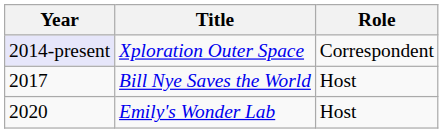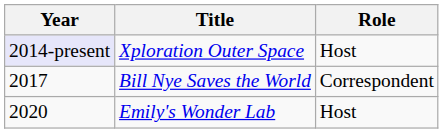(377, 50) Correspondent -> (338, 50) Host
(338, 81) Host -> (377, 81) Correspondent
